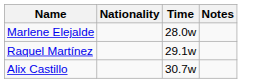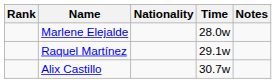+ column: (21, 14)
